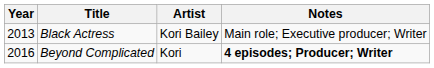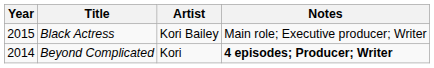(21, 33) 2013 -> (21, 33) 2015
(21, 53) 2016 -> (21, 53) 2014
